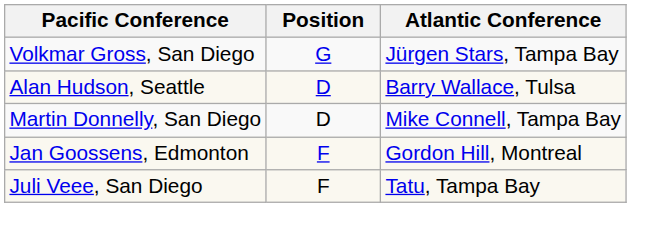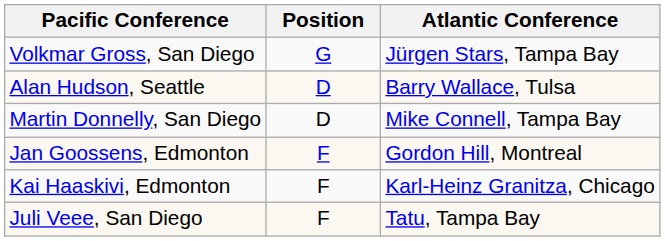+ row: (120, 185)
